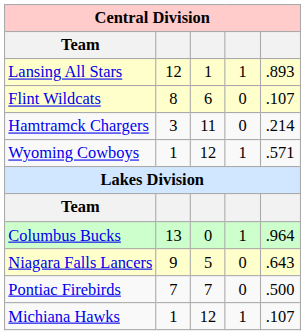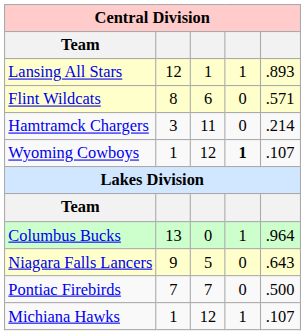(280, 99) .107 -> (280, 99) .571
(243, 153) normal -> (243, 153) bold
(280, 153) .571 -> (280, 153) .107
